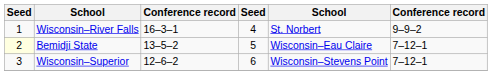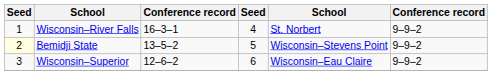(321, 45) Wisconsin–Eau Claire -> (329, 45) Wisconsin–Stevens Point
(410, 45) 7–12–1 -> (407, 45) 9–9–2
(329, 62) Wisconsin–Stevens Point -> (321, 62) Wisconsin–Eau Claire
(410, 62) 7–12–1 -> (407, 62) 9–9–2
